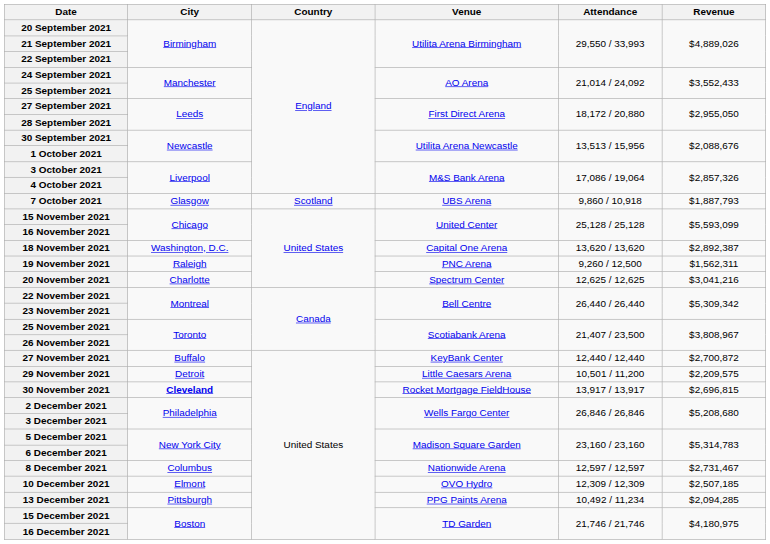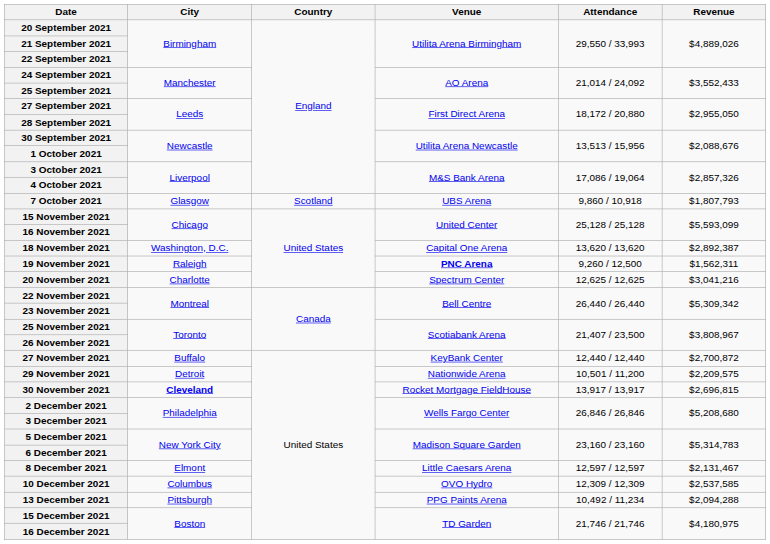(714, 201) $1,887,793 -> (714, 201) $1,807,793
(467, 264) normal -> (467, 264) bold
(467, 374) Little Caesars Arena -> (467, 374) Nationwide Arena
(190, 468) Columbus -> (190, 468) Elmont
(467, 468) Nationwide Arena -> (467, 468) Little Caesars Arena
(714, 468) $2,731,467 -> (714, 468) $2,131,467
(190, 484) Elmont -> (190, 484) Columbus
(714, 484) $2,507,185 -> (714, 484) $2,537,585
(714, 500) $2,094,285 -> (714, 500) $2,094,288
